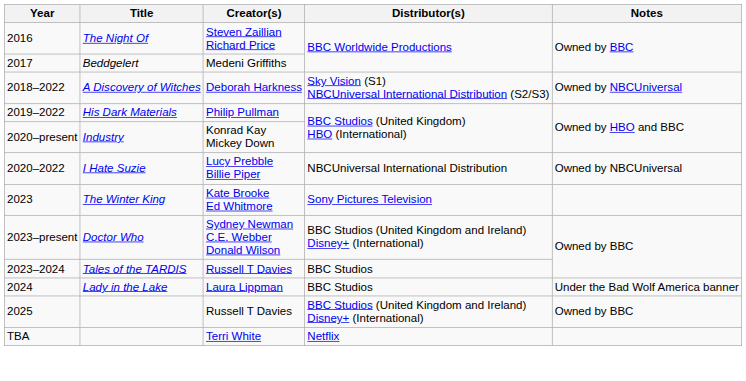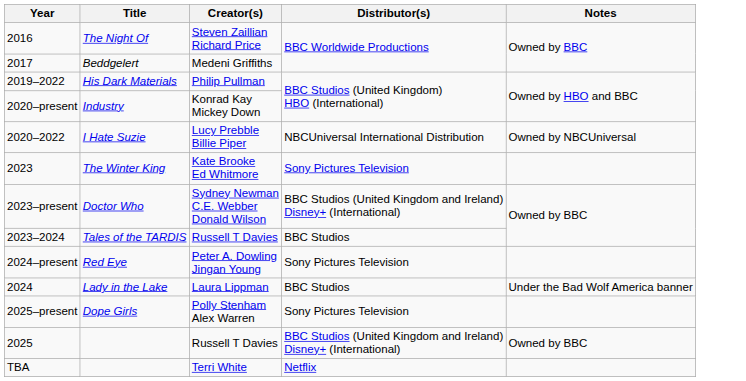- row: (142, 87)
+ row: (105, 262)
+ row: (110, 311)
